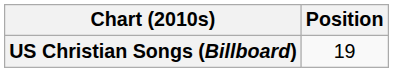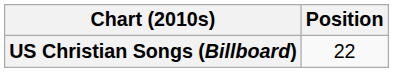(345, 51) 19 -> (345, 51) 22
